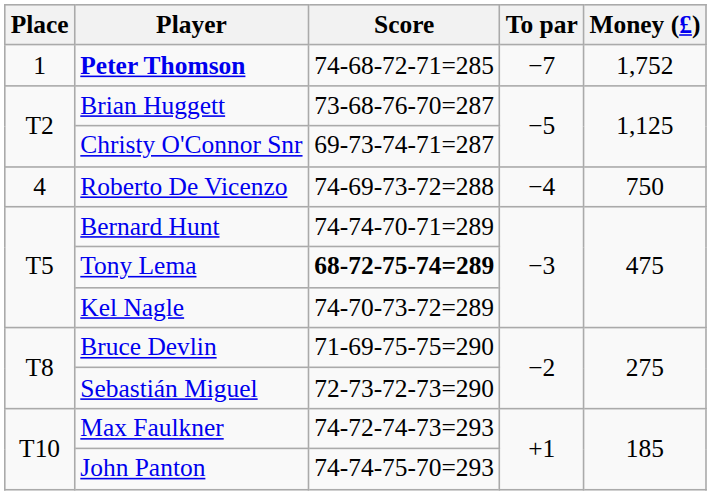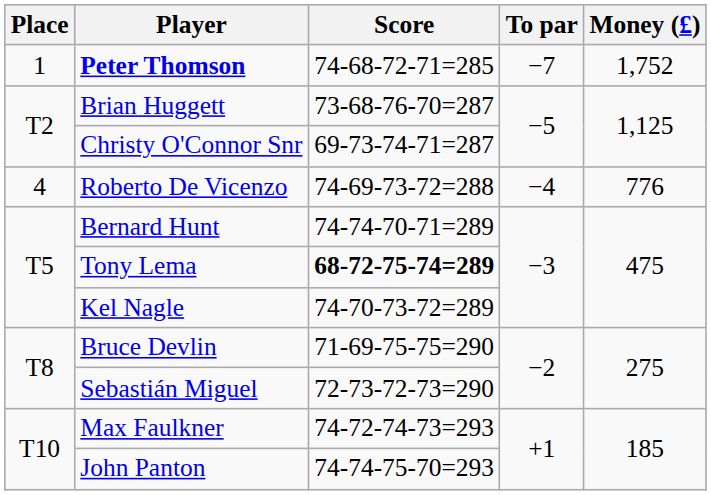(645, 186) 750 -> (645, 186) 776
